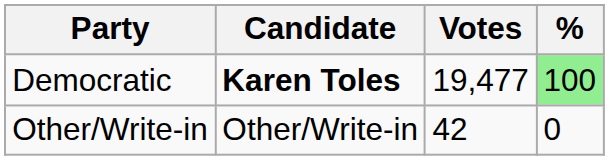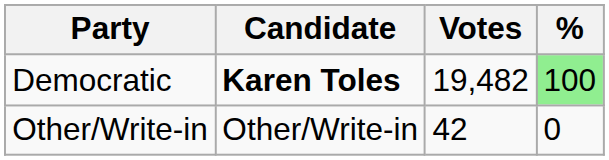(481, 79) 19,477 -> (481, 79) 19,482
